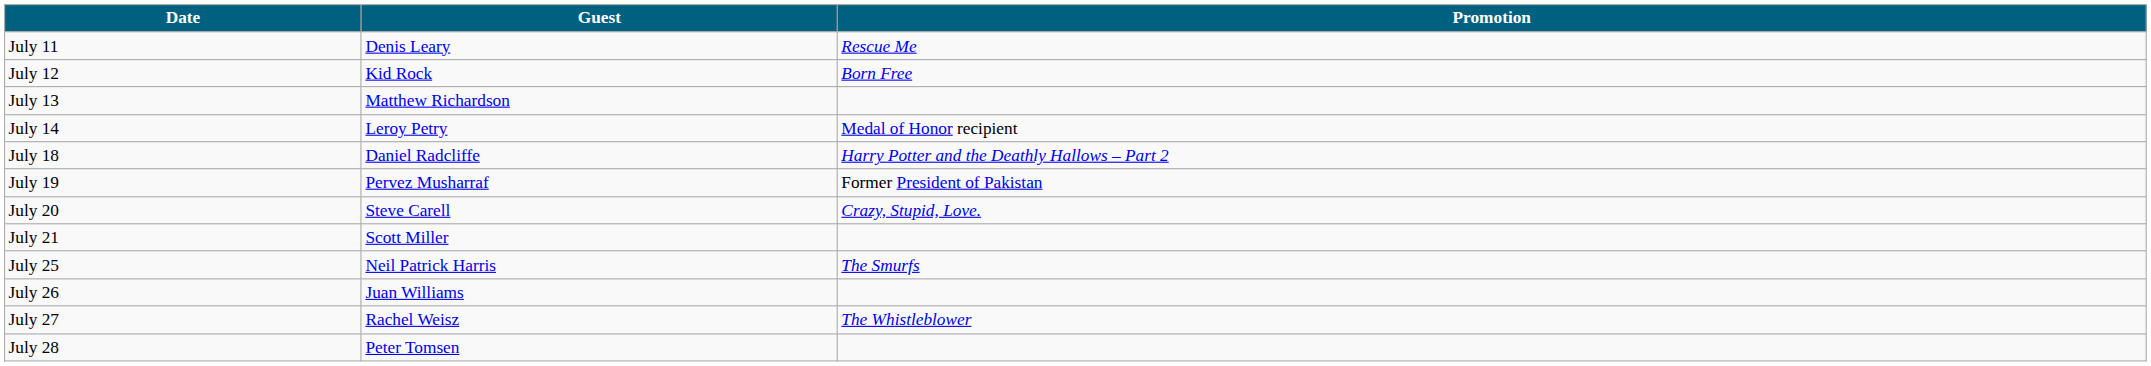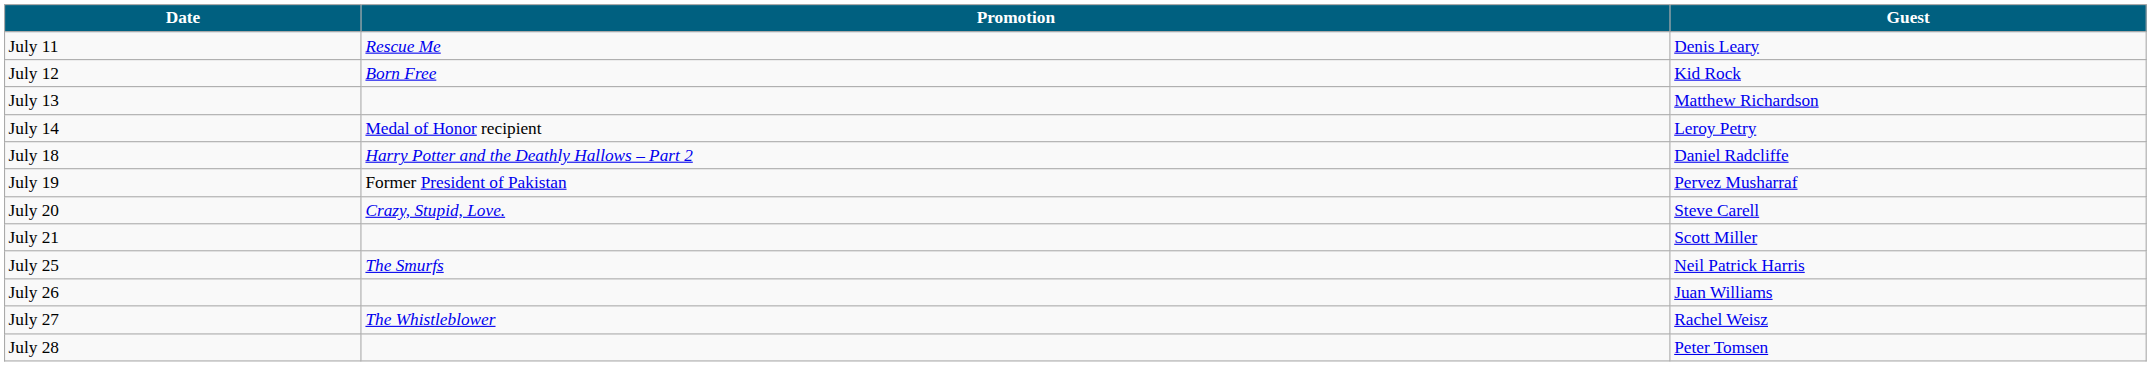columns swapped: (599, 18) <-> (1492, 18)
